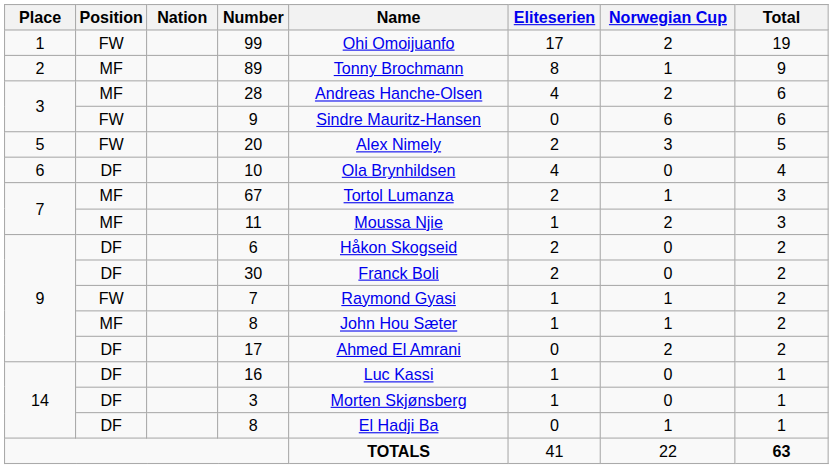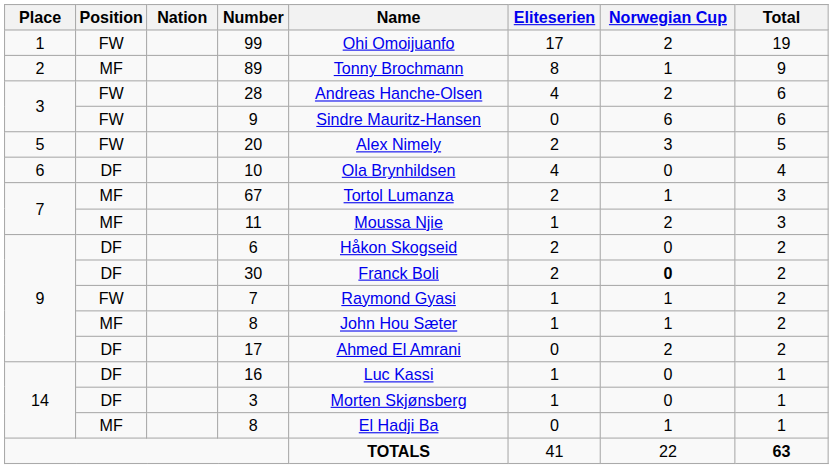(111, 94) MF -> (111, 94) FW
(668, 273) normal -> (668, 273) bold
(111, 426) DF -> (111, 426) MF
